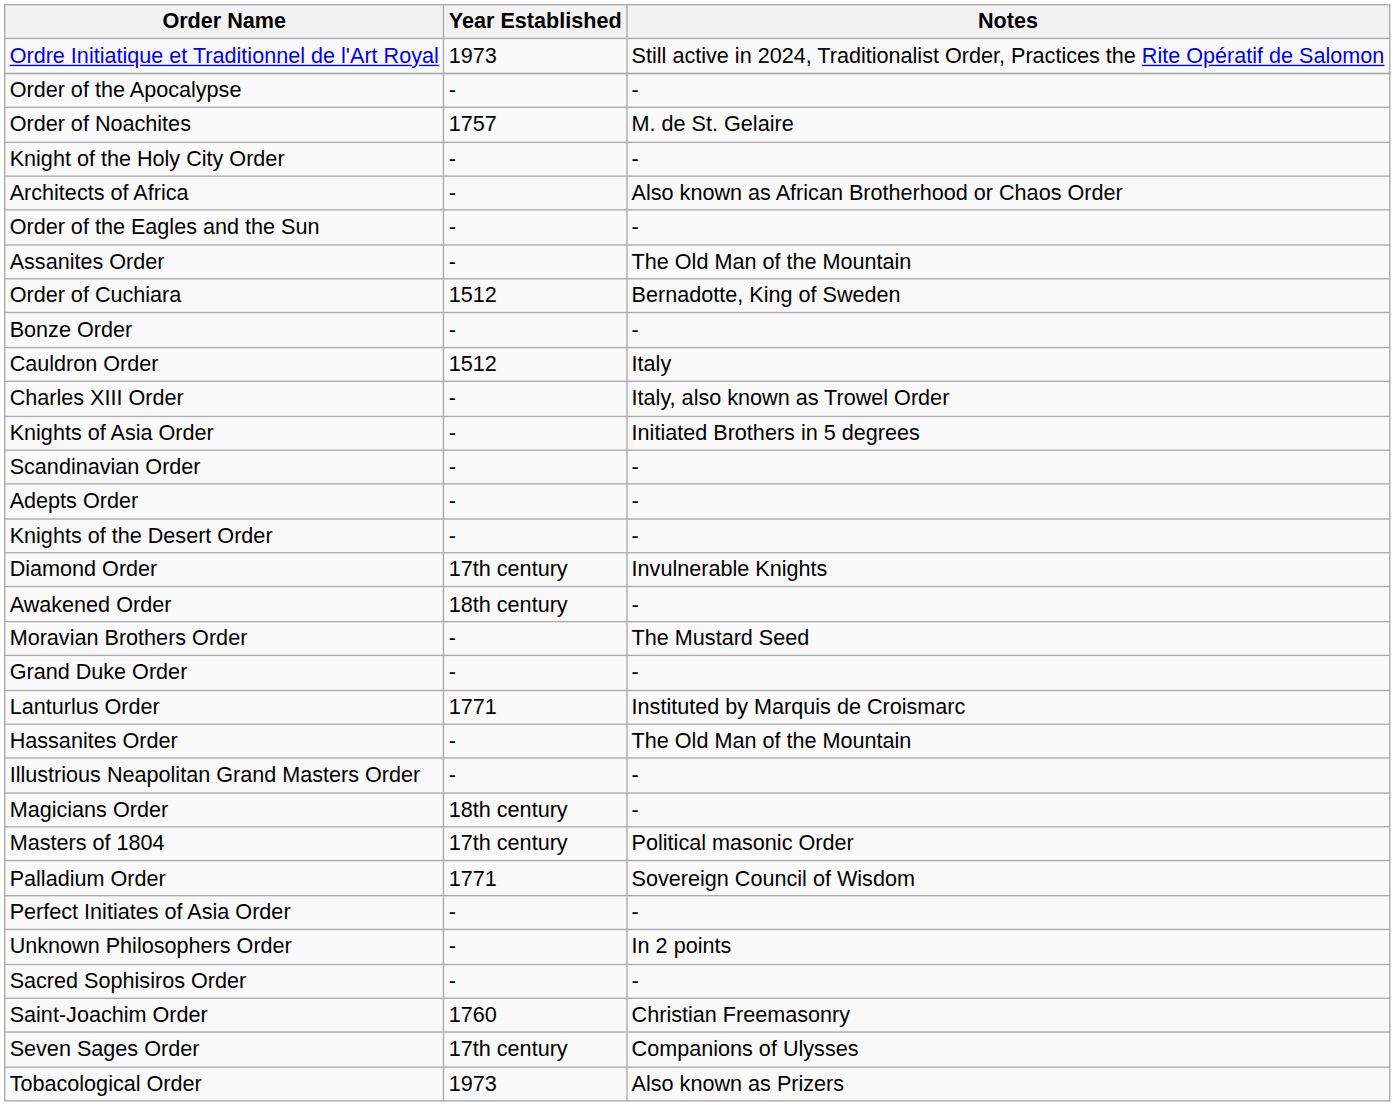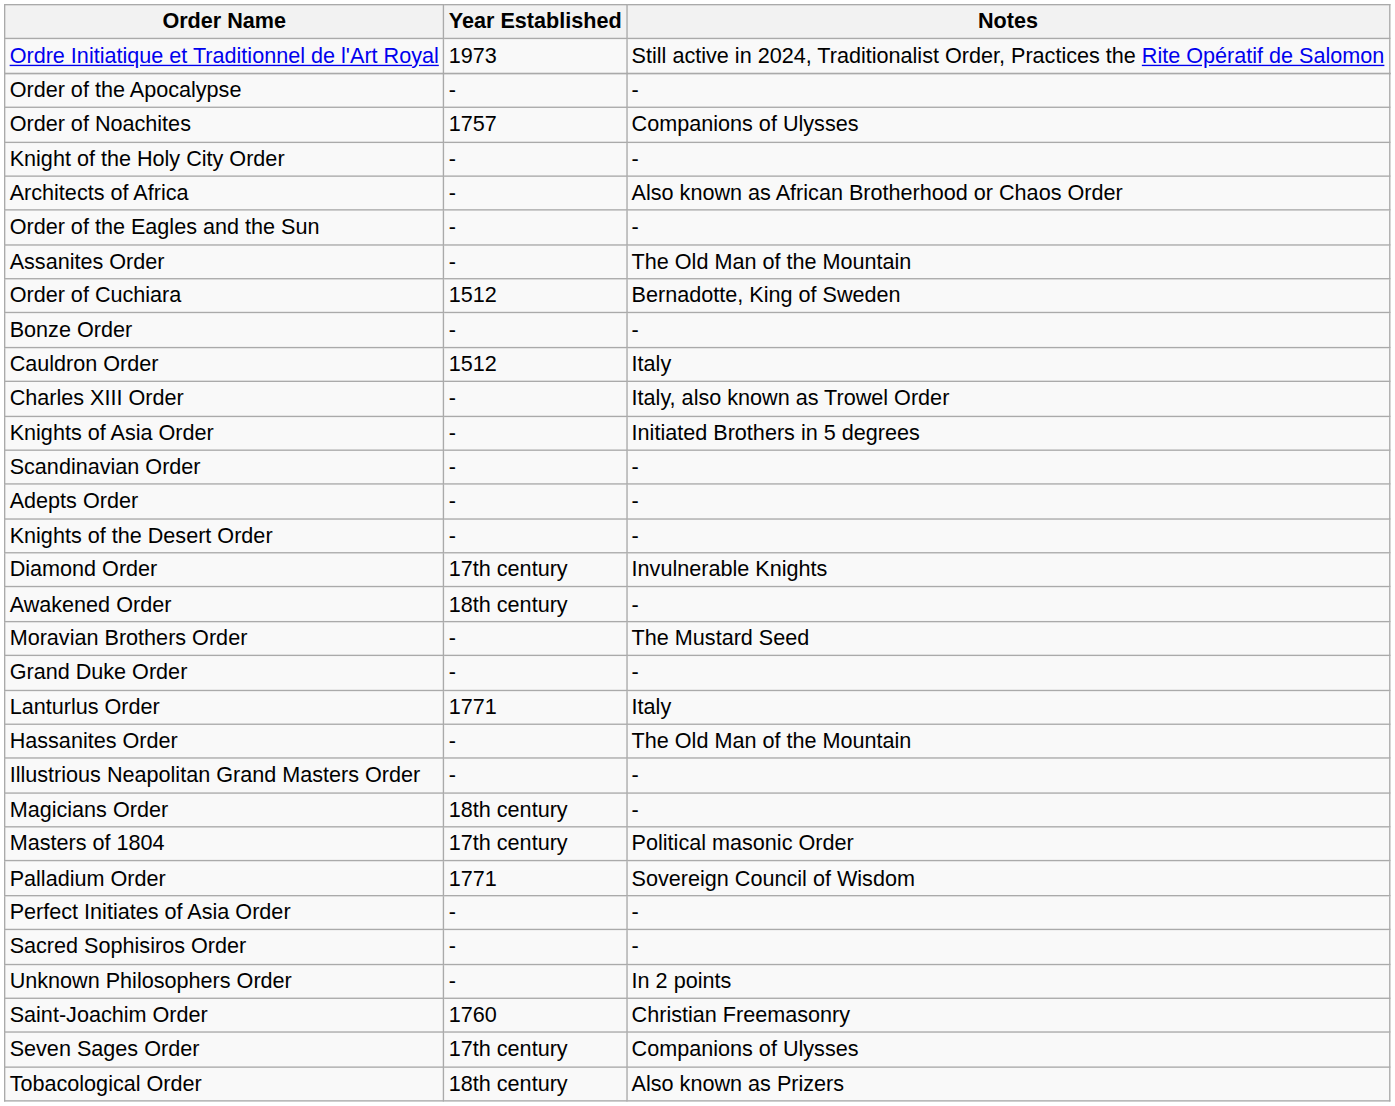(713, 124) M. de St. Gelaire -> (745, 124) Companions of Ulysses
(798, 706) Instituted by Marquis de Croismarc -> (651, 706) Italy
rows swapped: (151, 946) <-> (128, 980)
(473, 1083) 1973 -> (508, 1083) 18th century
